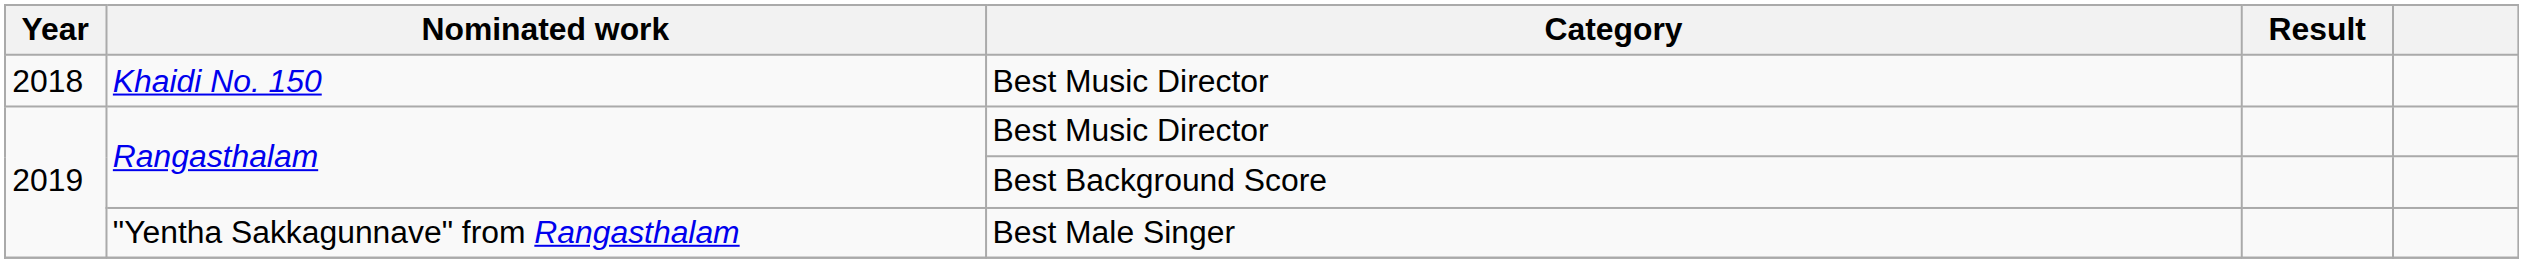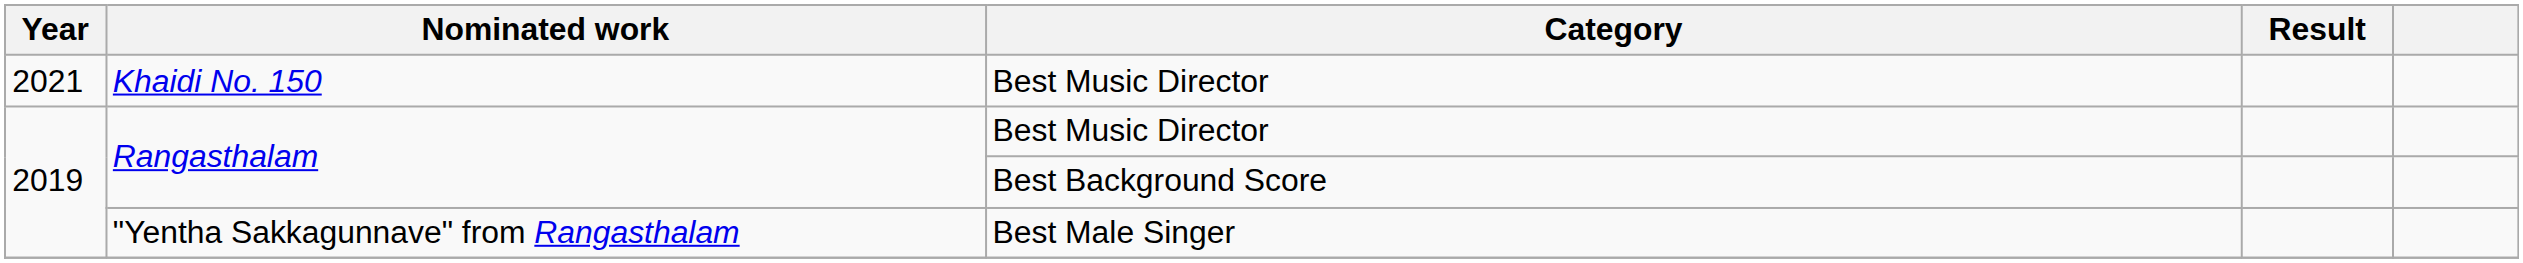(48, 80) 2018 -> (48, 80) 2021
